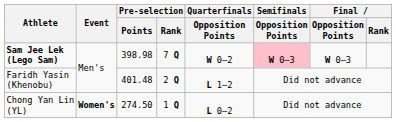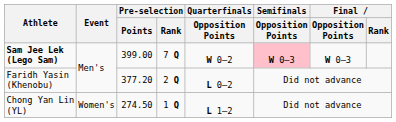(137, 55) 398.98 -> (137, 55) 399.00
(137, 80) 401.48 -> (137, 80) 377.20
(219, 85) L 1–2 -> (219, 85) L 0–2
(97, 105) bold -> (97, 105) normal
(219, 110) L 0–2 -> (219, 110) L 1–2
